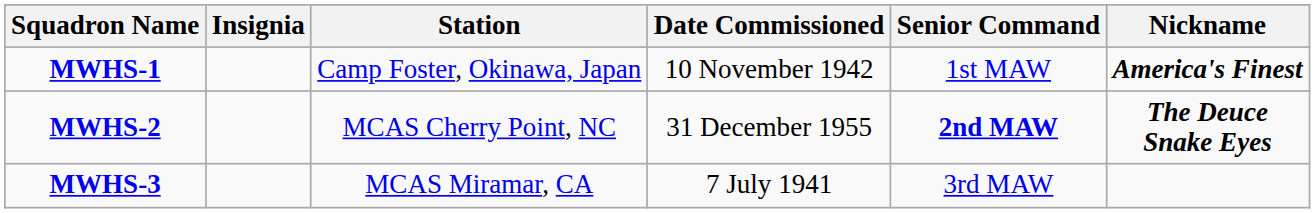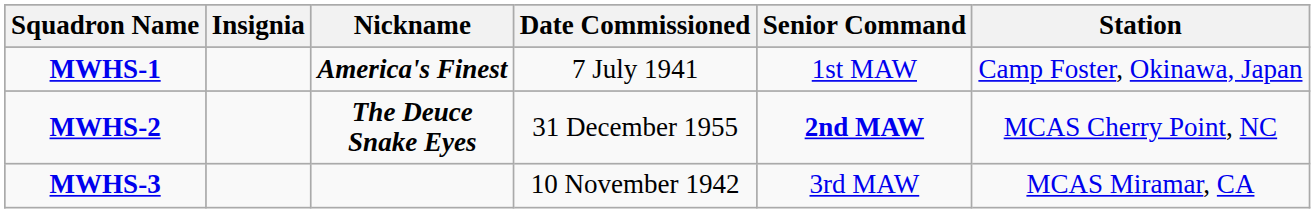columns swapped: (1207, 25) <-> (479, 25)
(769, 68) 10 November 1942 -> (635, 68) 7 July 1941
(769, 185) 7 July 1941 -> (635, 185) 10 November 1942
